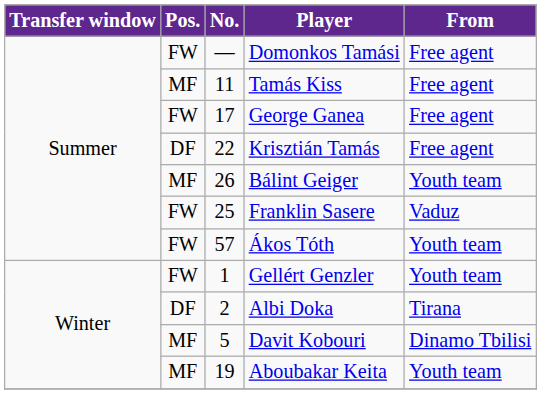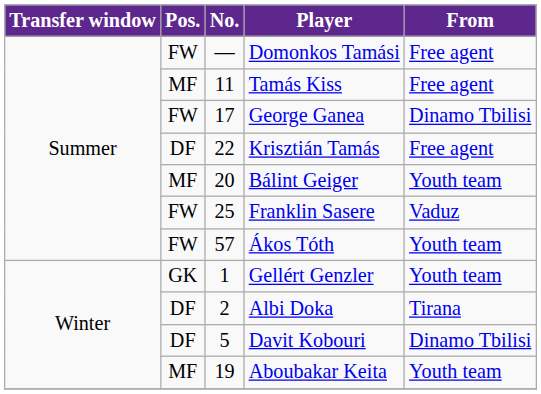(451, 116) Free agent -> (470, 116) Dinamo Tbilisi
(225, 180) 26 -> (225, 180) 20
(183, 276) FW -> (183, 276) GK
(183, 340) MF -> (183, 340) DF
